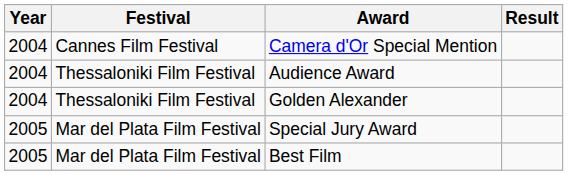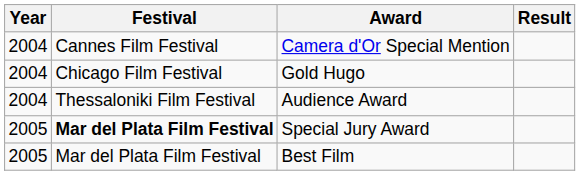+ row: (323, 73)
- row: (338, 101)
(158, 128) normal -> (164, 128) bold
